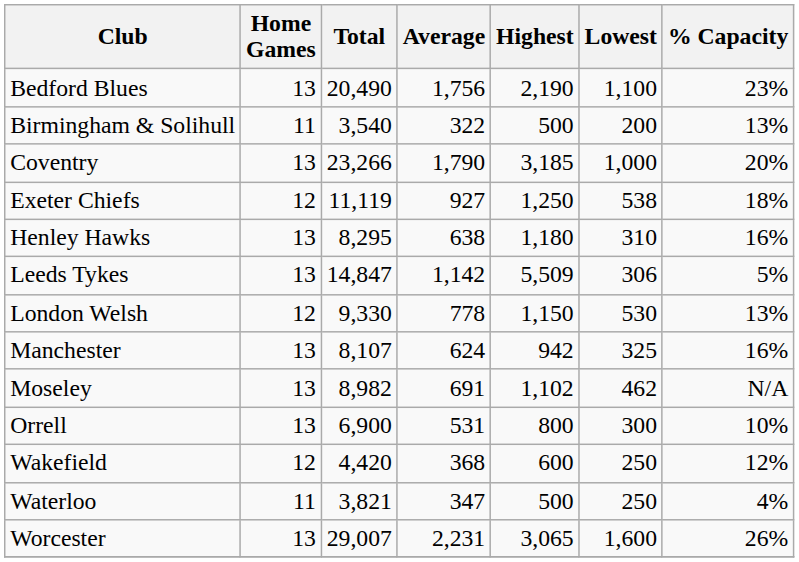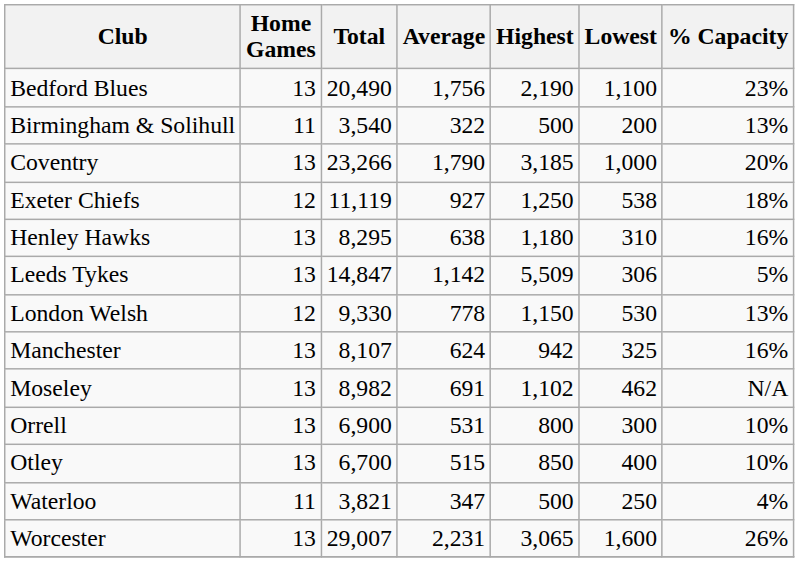+ row: (37, 463)
- row: (59, 463)
